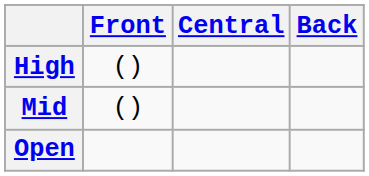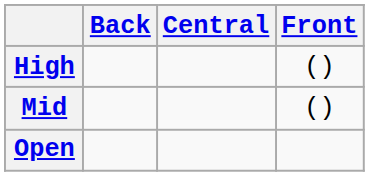columns swapped: (128, 26) <-> (327, 26)
